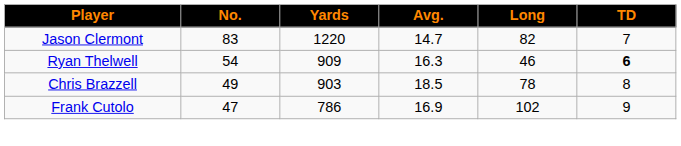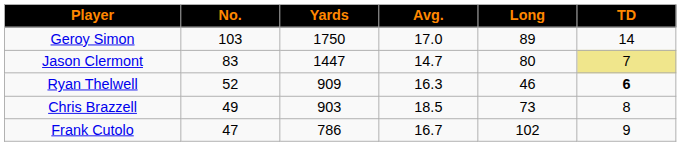+ row: (93, 38)
(329, 38) 1220 -> (329, 61) 1447
(527, 38) 82 -> (527, 61) 80
(627, 38) no background -> (627, 61) khaki background
(230, 61) 54 -> (230, 84) 52
(527, 84) 78 -> (527, 107) 73
(428, 107) 16.9 -> (428, 130) 16.7
